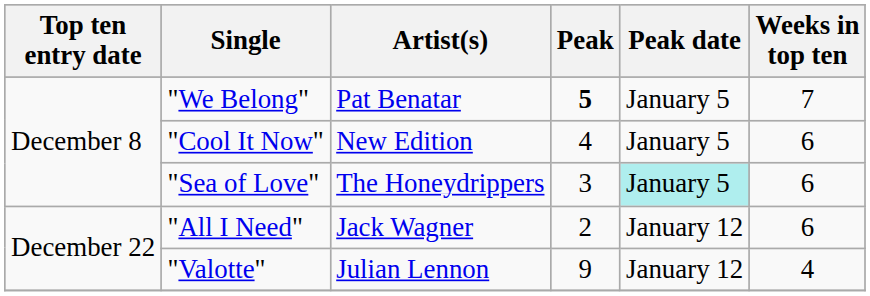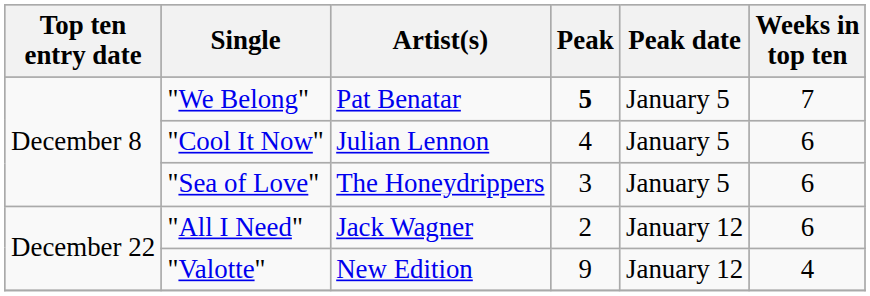(405, 141) New Edition -> (413, 141) Julian Lennon
(678, 183) paleturquoise background -> (678, 183) no background
(413, 269) Julian Lennon -> (405, 269) New Edition
